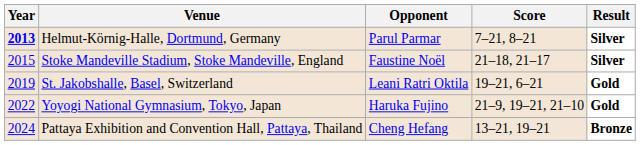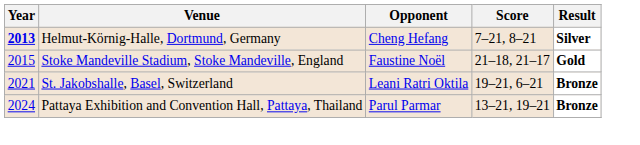(405, 38) Parul Parmar -> (409, 38) Cheng Hefang
(608, 61) Silver -> (571, 61) Gold
(21, 83) 2019 -> (21, 83) 2021
(605, 83) Gold -> (577, 83) Bronze
- row: (161, 106)
(409, 128) Cheng Hefang -> (405, 106) Parul Parmar
